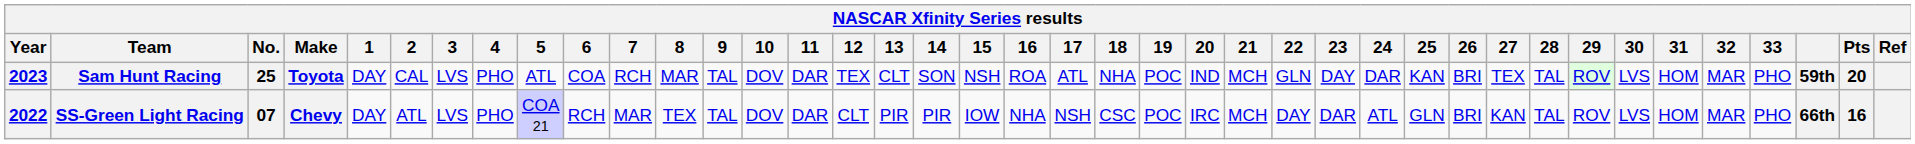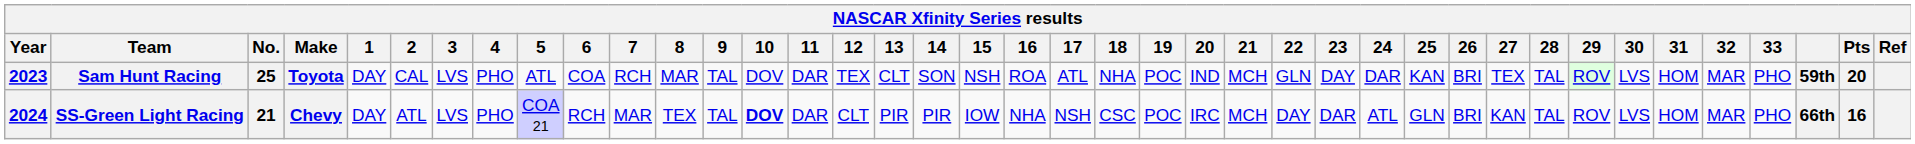(28, 114) 2022 -> (28, 114) 2024
(266, 114) 07 -> (266, 114) 21
(765, 114) normal -> (765, 114) bold
